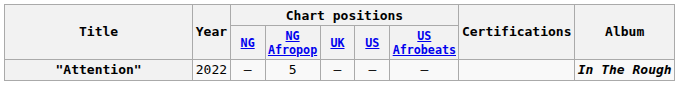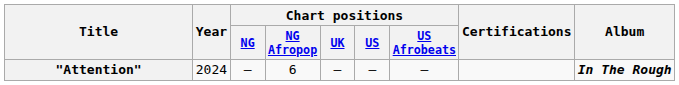(211, 70) 2022 -> (211, 70) 2024
(293, 70) 5 -> (293, 70) 6
